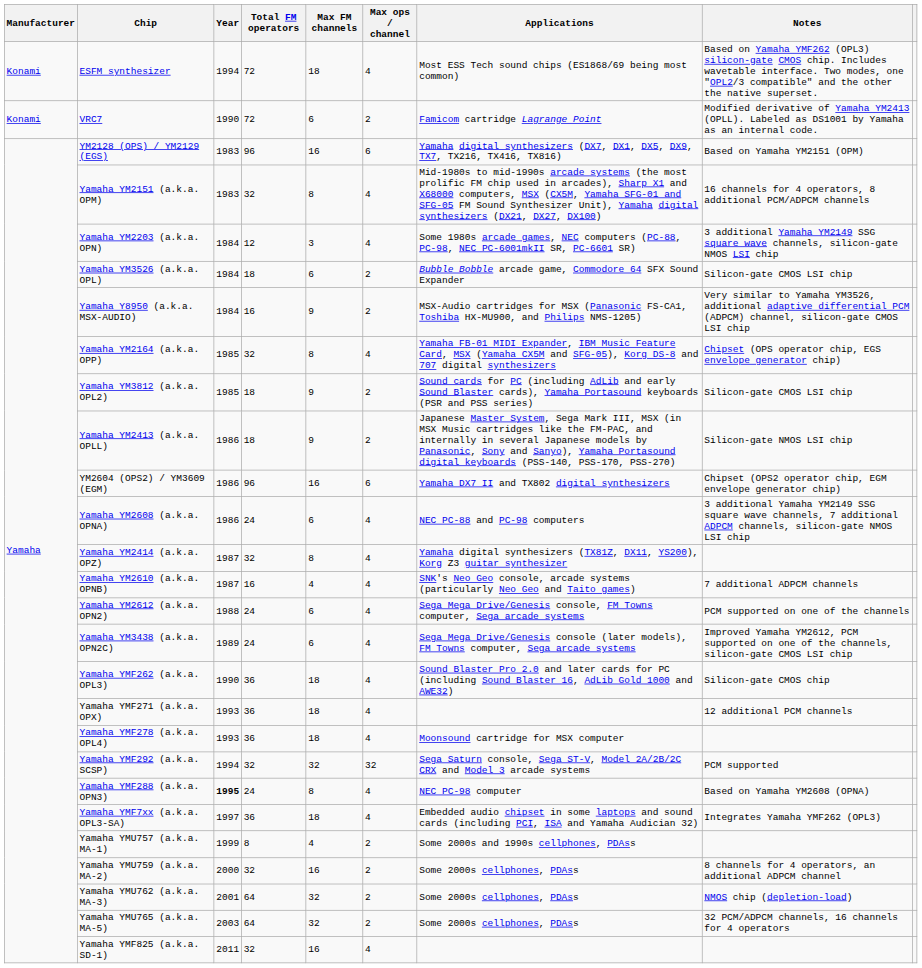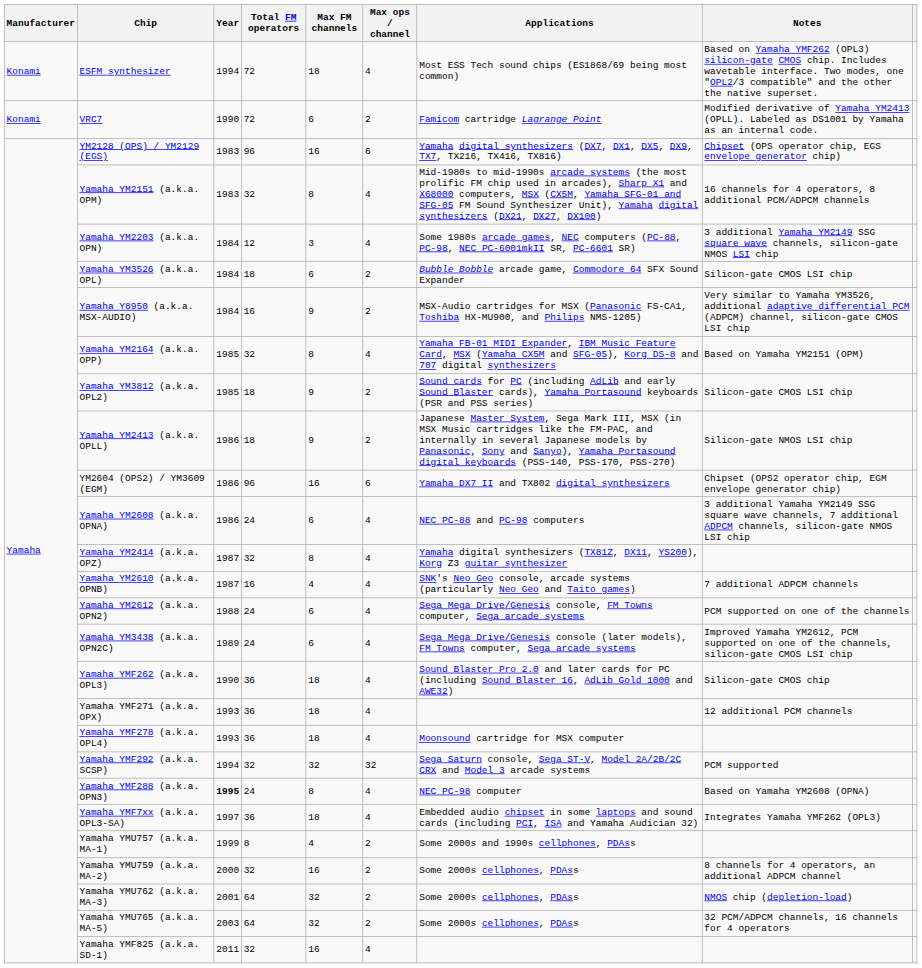(784, 152) Based on Yamaha YM2151 (OPM) -> (793, 152) Chipset (OPS operator chip, EGS envelope generator chip)
(793, 355) Chipset (OPS operator chip, EGS envelope generator chip) -> (784, 355) Based on Yamaha YM2151 (OPM)
